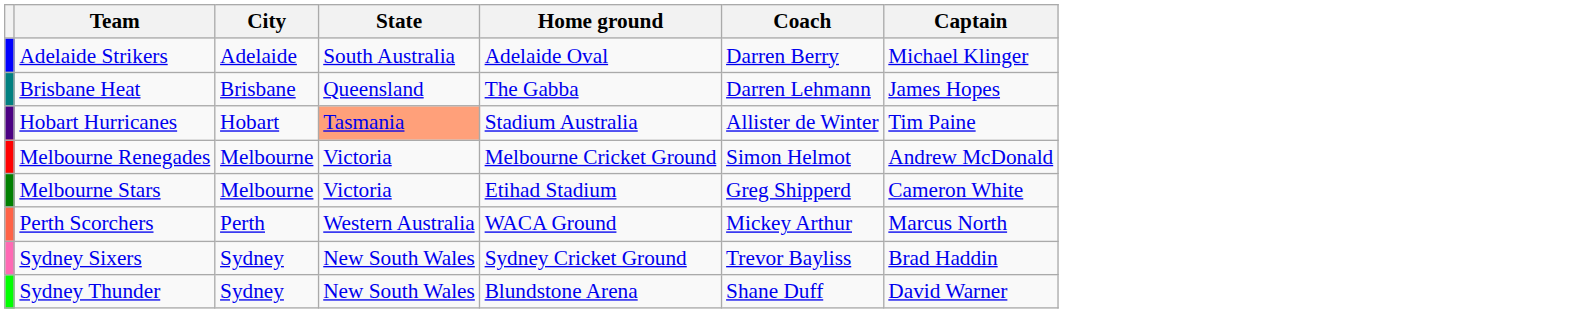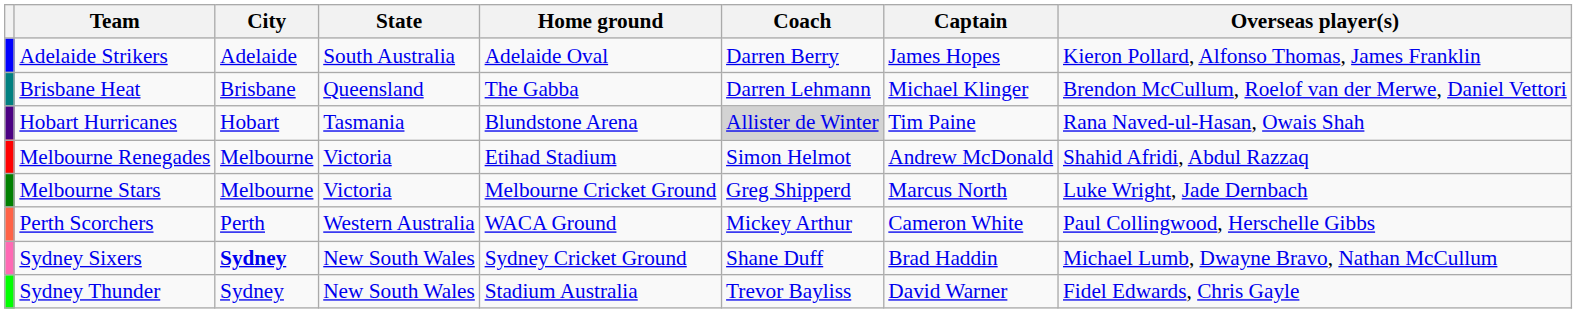+ column: (1315, 21)
(958, 55) Michael Klinger -> (944, 55) James Hopes
(944, 88) James Hopes -> (958, 88) Michael Klinger
(364, 122) lightsalmon background -> (364, 122) no background
(561, 122) Stadium Australia -> (561, 122) Blundstone Arena
(802, 122) no background -> (802, 122) lightgrey background
(600, 156) Melbourne Cricket Ground -> (551, 156) Etihad Stadium
(551, 190) Etihad Stadium -> (600, 190) Melbourne Cricket Ground
(956, 190) Cameron White -> (948, 190) Marcus North
(948, 223) Marcus North -> (956, 223) Cameron White
(252, 257) normal -> (253, 257) bold
(789, 257) Trevor Bayliss -> (775, 257) Shane Duff
(561, 291) Blundstone Arena -> (561, 291) Stadium Australia
(775, 291) Shane Duff -> (789, 291) Trevor Bayliss
